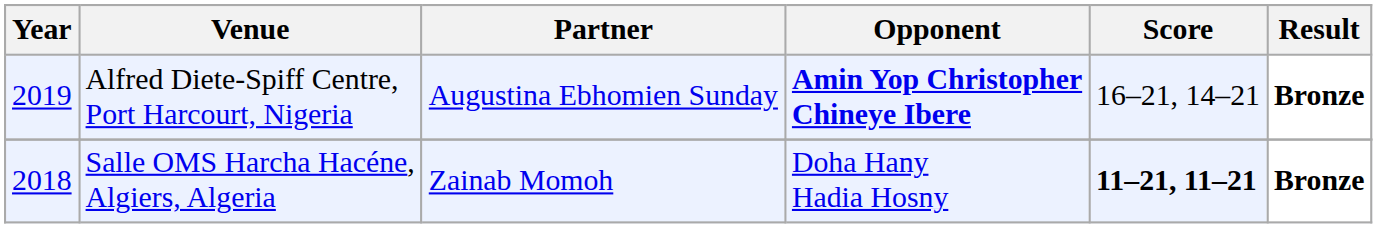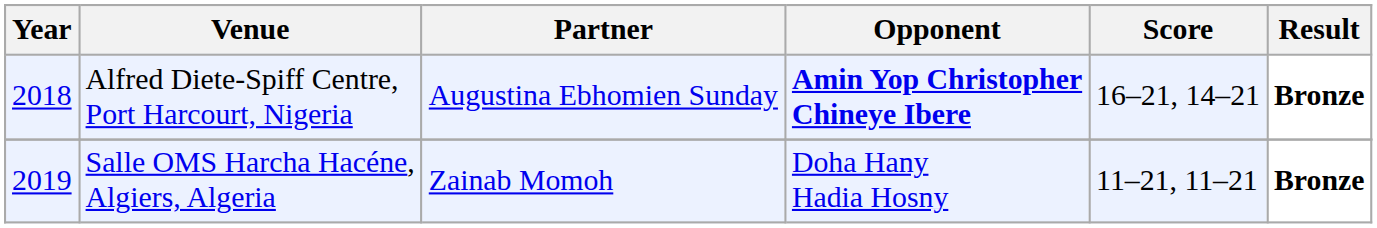(42, 96) 2019 -> (42, 96) 2018
(42, 180) 2018 -> (42, 180) 2019
(1176, 180) bold -> (1177, 180) normal
